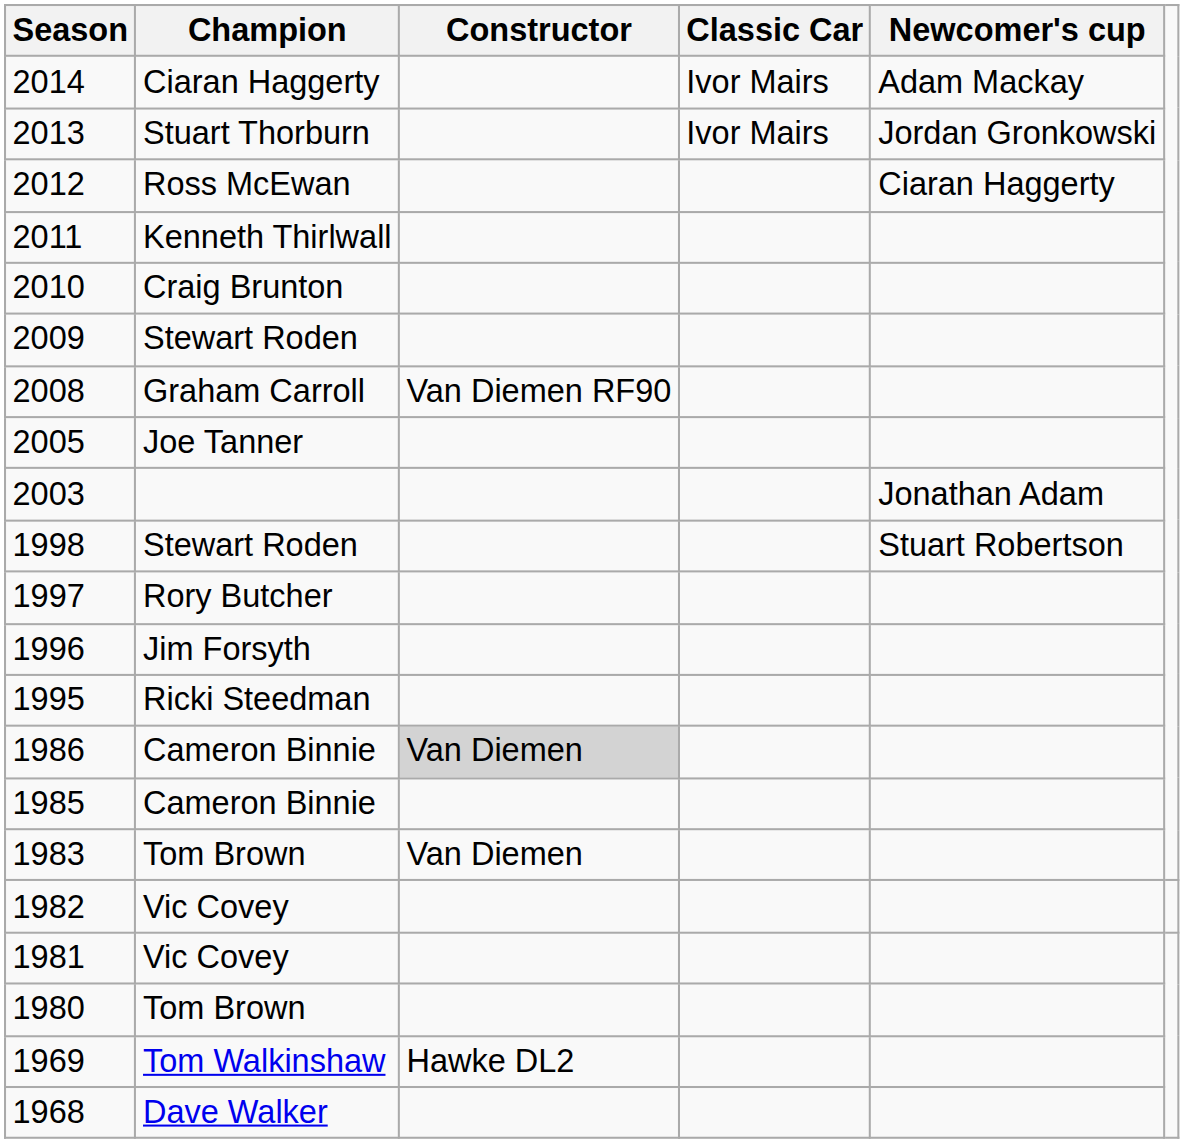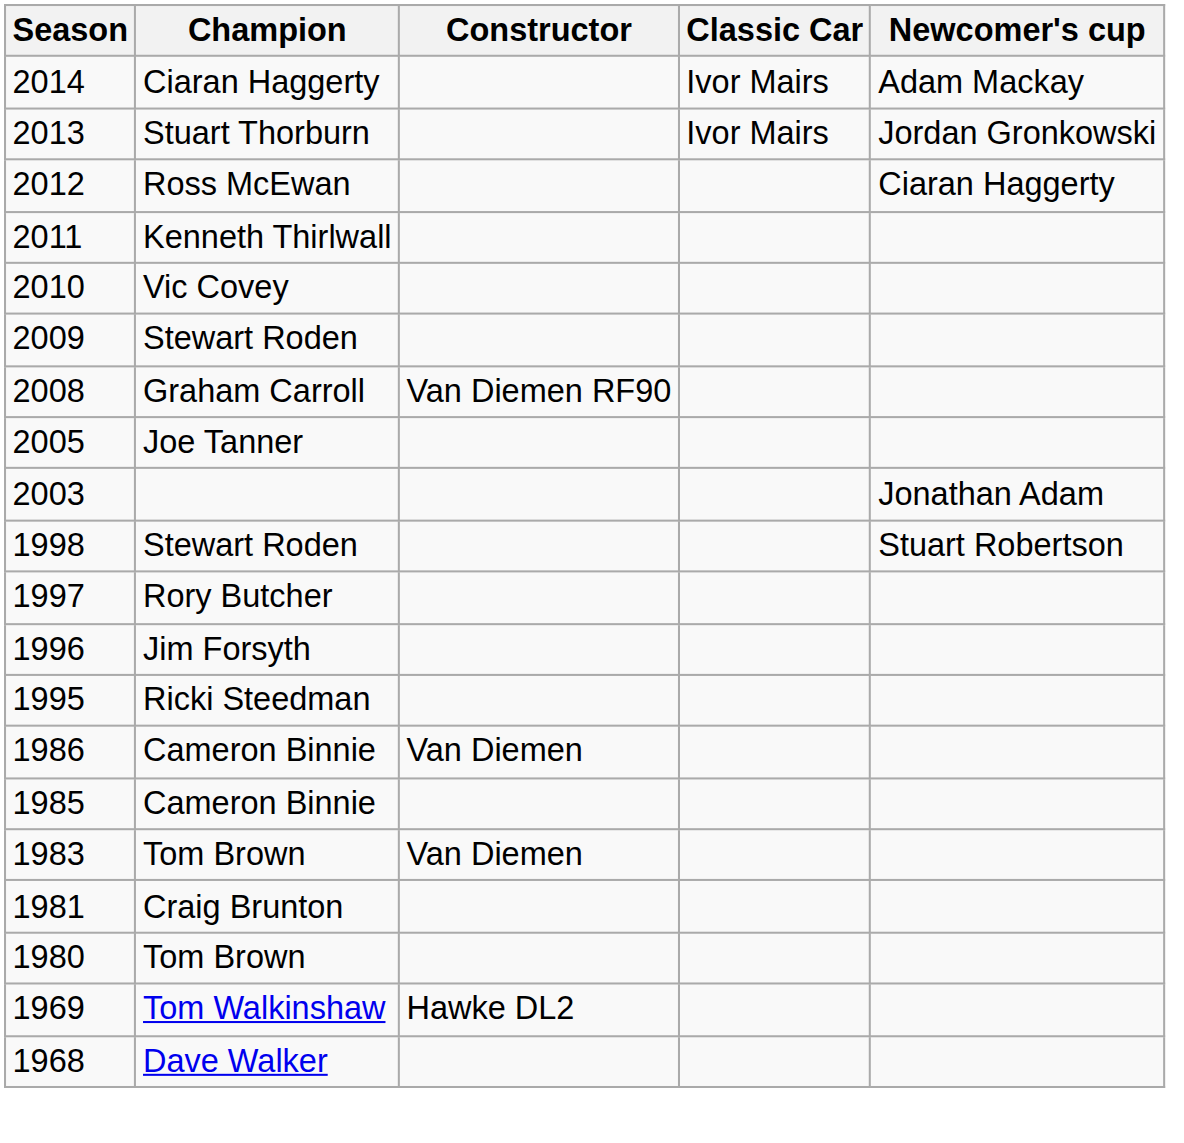(243, 287) Craig Brunton -> (216, 287) Vic Covey
(495, 751) lightgrey background -> (495, 751) no background
- row: (49, 905)
(216, 957) Vic Covey -> (243, 905) Craig Brunton
